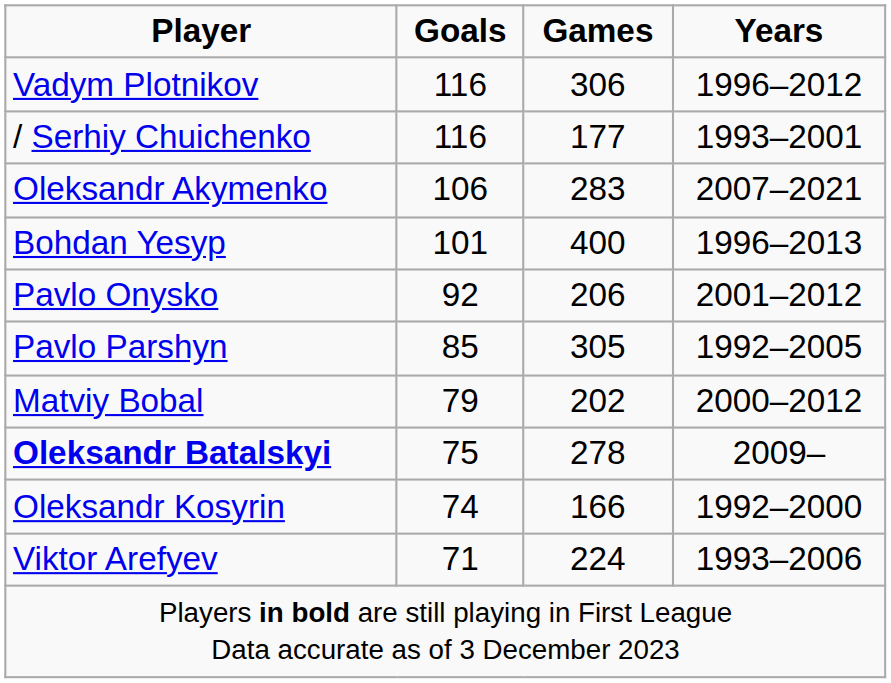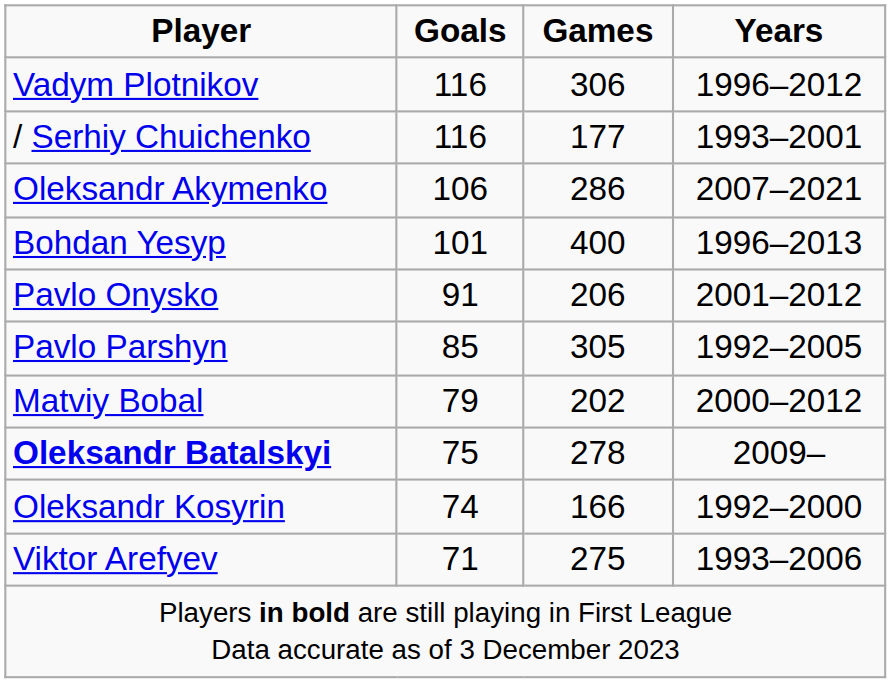(598, 189) 283 -> (598, 189) 286
(460, 295) 92 -> (460, 295) 91
(598, 558) 224 -> (598, 558) 275
